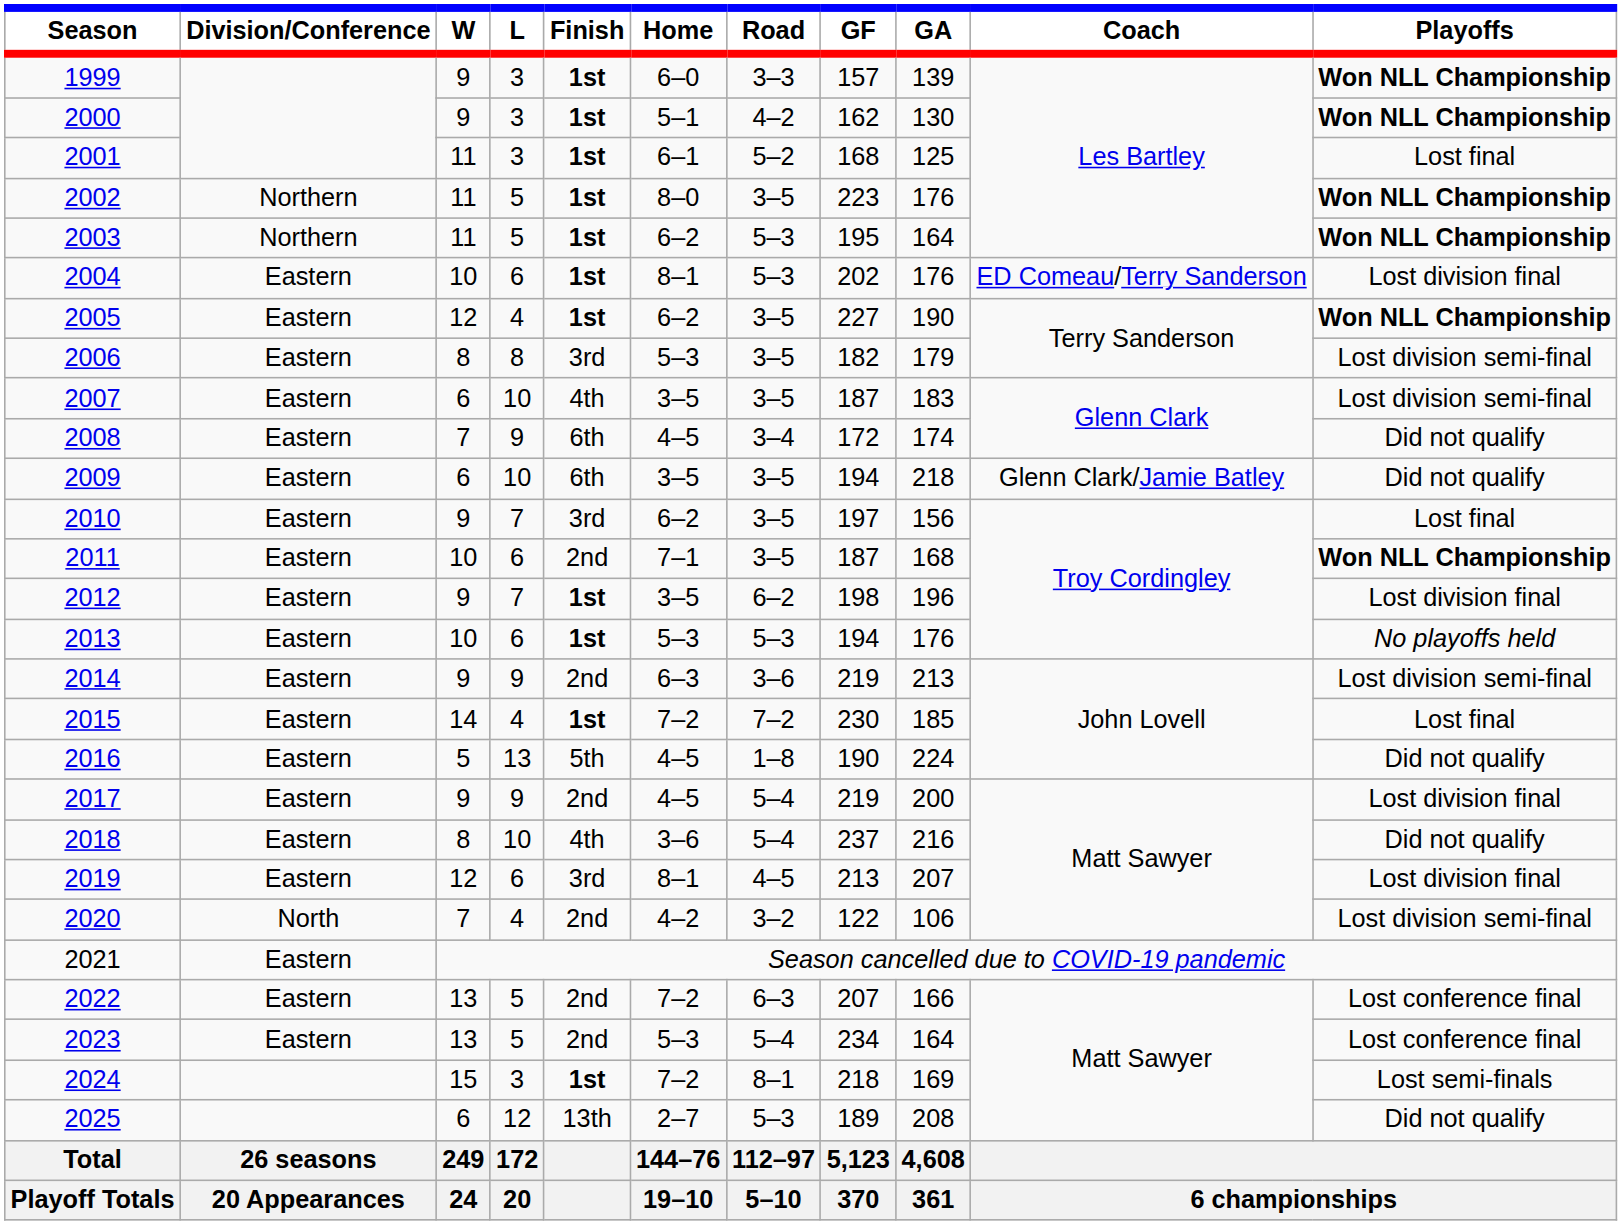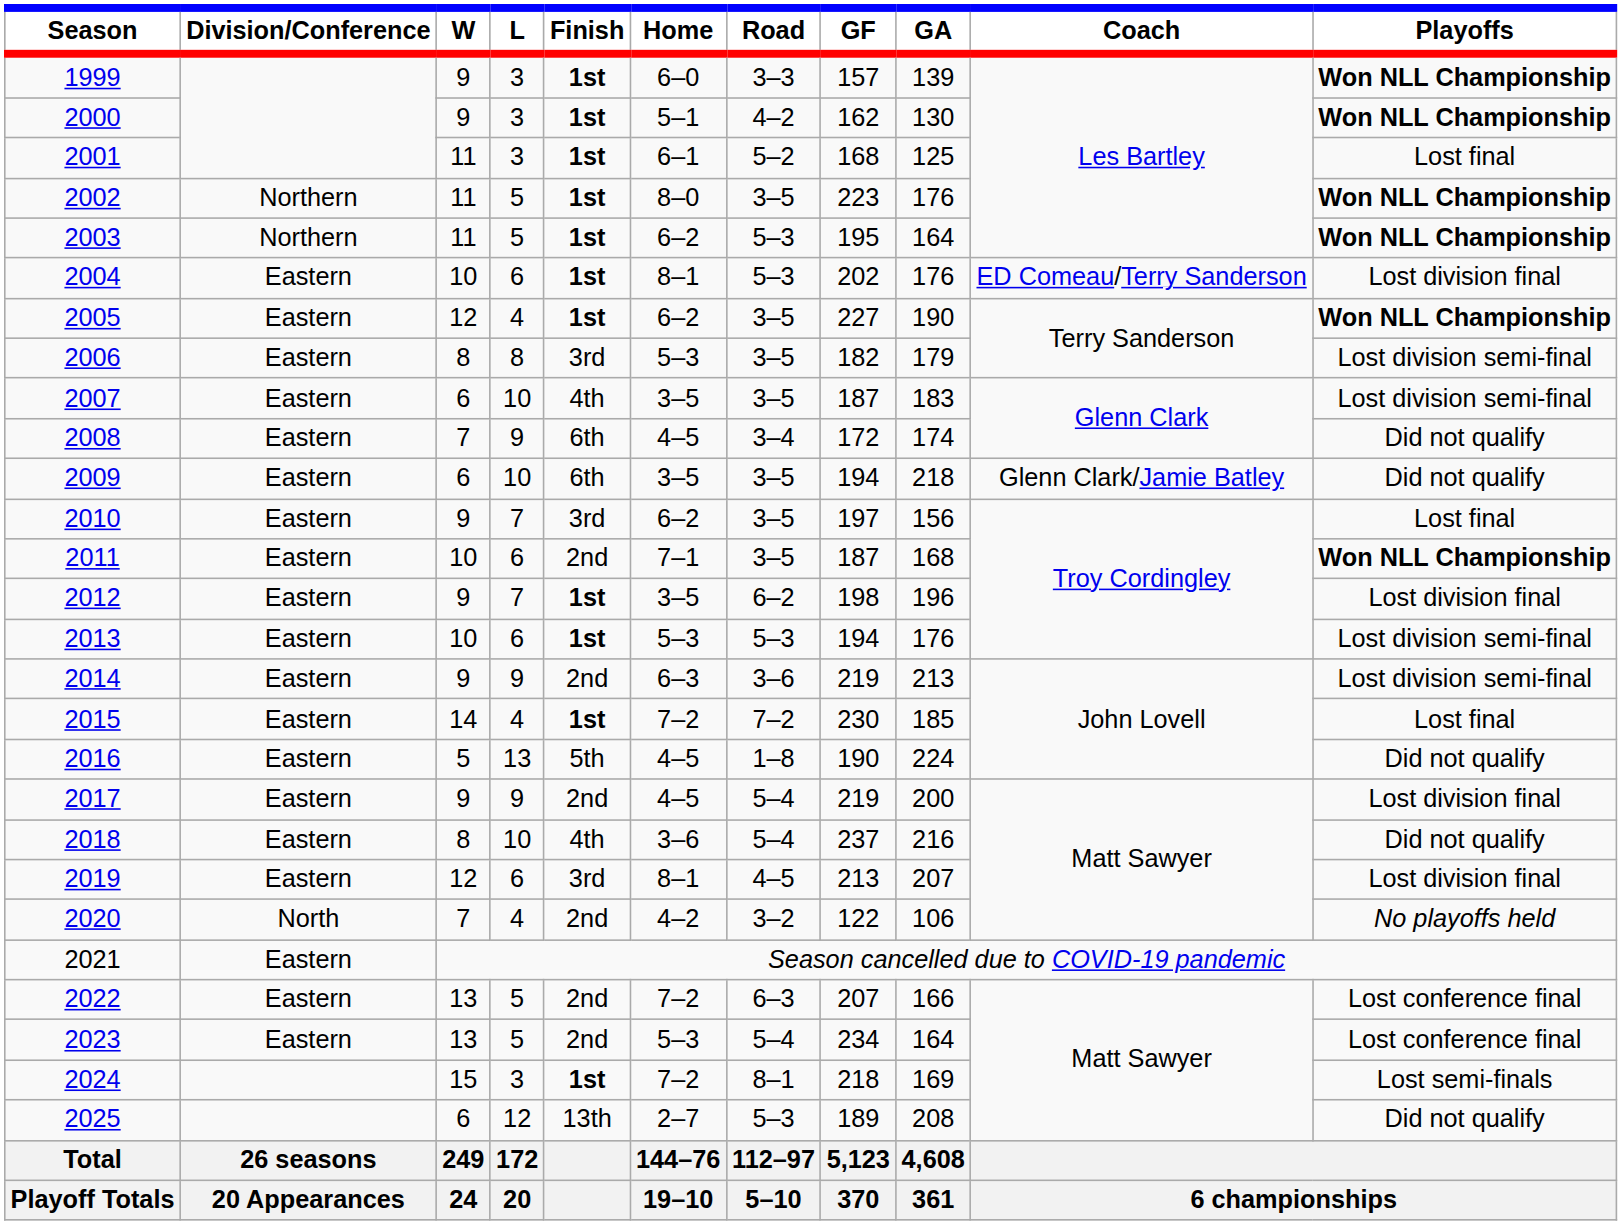(1465, 638) No playoffs held -> (1465, 638) Lost division semi-final
(1465, 919) Lost division semi-final -> (1465, 919) No playoffs held
